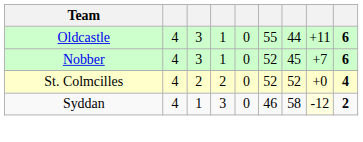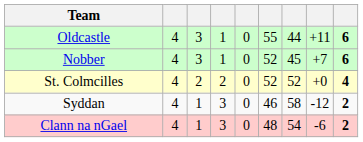(320, 103) lightyellow background -> (320, 103) no background
+ row: (84, 125)
